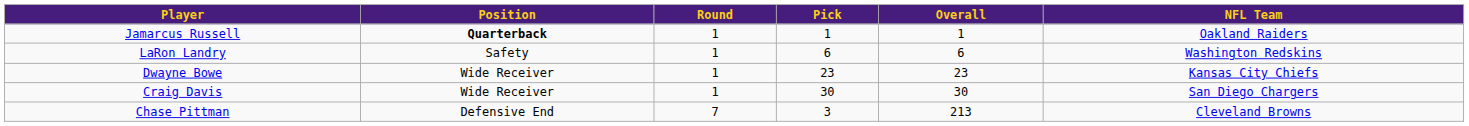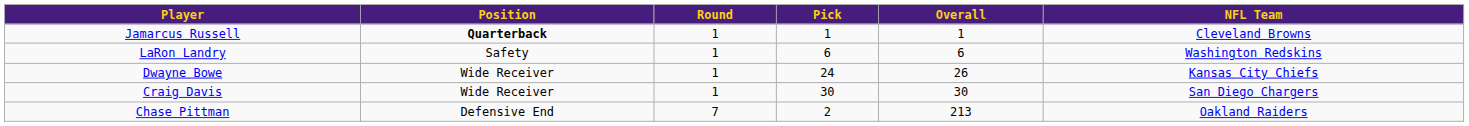(1254, 34) Oakland Raiders -> (1254, 34) Cleveland Browns
(827, 73) 23 -> (827, 73) 24
(961, 73) 23 -> (961, 73) 26
(827, 112) 3 -> (827, 112) 2
(1254, 112) Cleveland Browns -> (1254, 112) Oakland Raiders
